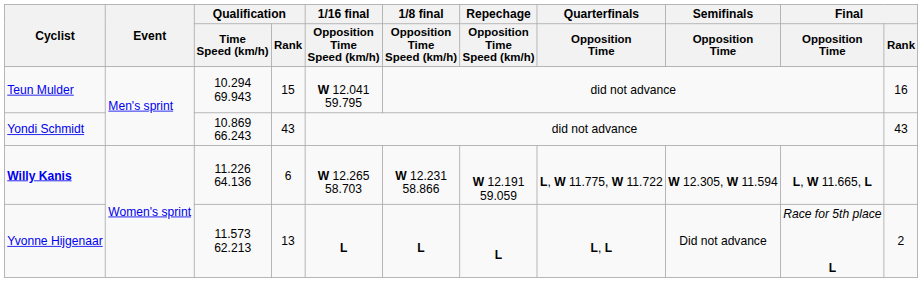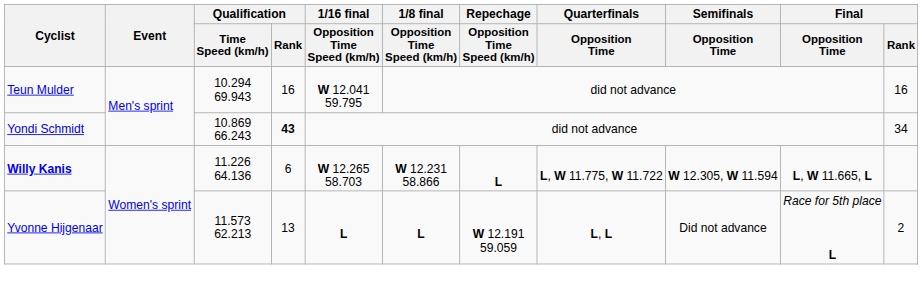(288, 90) 15 -> (288, 90) 16
(288, 129) normal -> (288, 129) bold
(901, 129) 43 -> (901, 129) 34
(499, 189) W 12.191 59.059 -> (499, 182) L
(499, 255) L -> (499, 242) W 12.191 59.059
